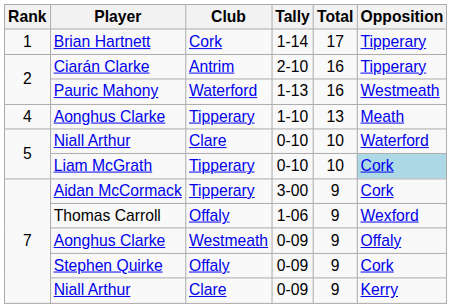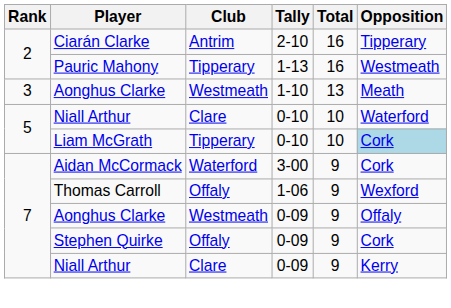- row: (102, 41)
(223, 91) Waterford -> (222, 66) Tipperary
(27, 116) 4 -> (27, 91) 3
(222, 116) Tipperary -> (228, 91) Westmeath
(222, 191) Tipperary -> (223, 166) Waterford
